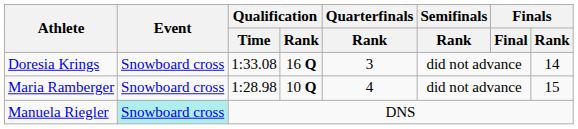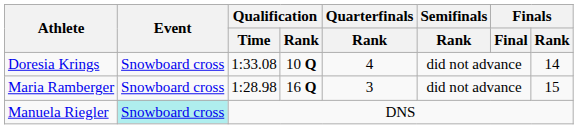(301, 64) 16 Q -> (301, 64) 10 Q
(370, 64) 3 -> (370, 64) 4
(301, 87) 10 Q -> (301, 87) 16 Q
(370, 87) 4 -> (370, 87) 3
